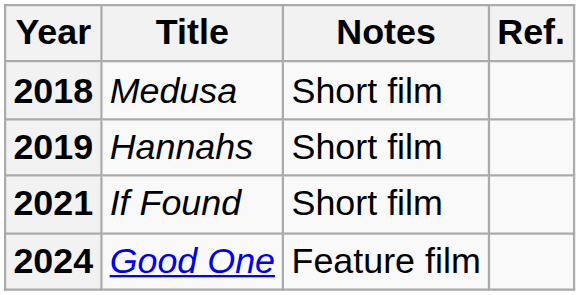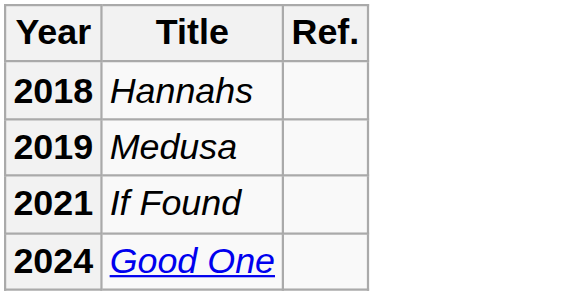- column: (386, 32)
(173, 89) Medusa -> (181, 89) Hannahs
(181, 146) Hannahs -> (173, 146) Medusa
